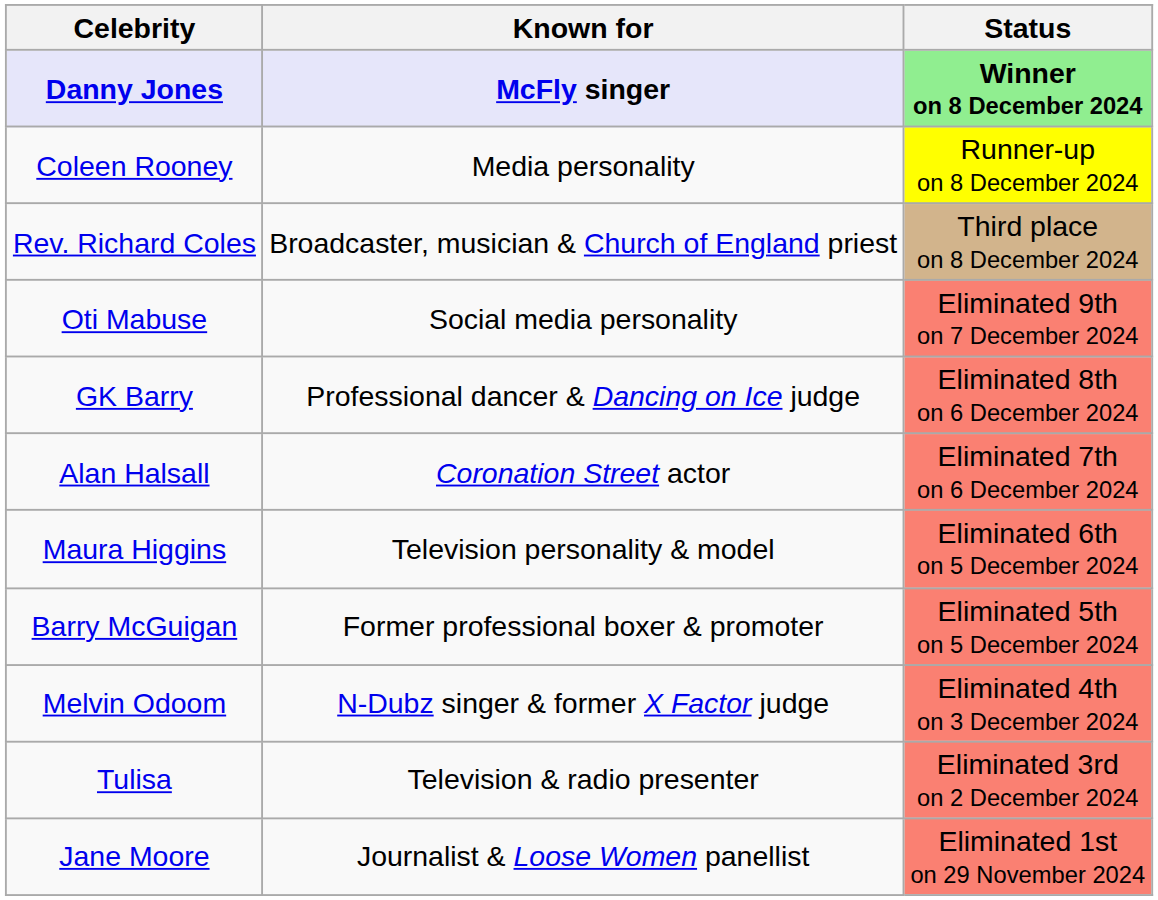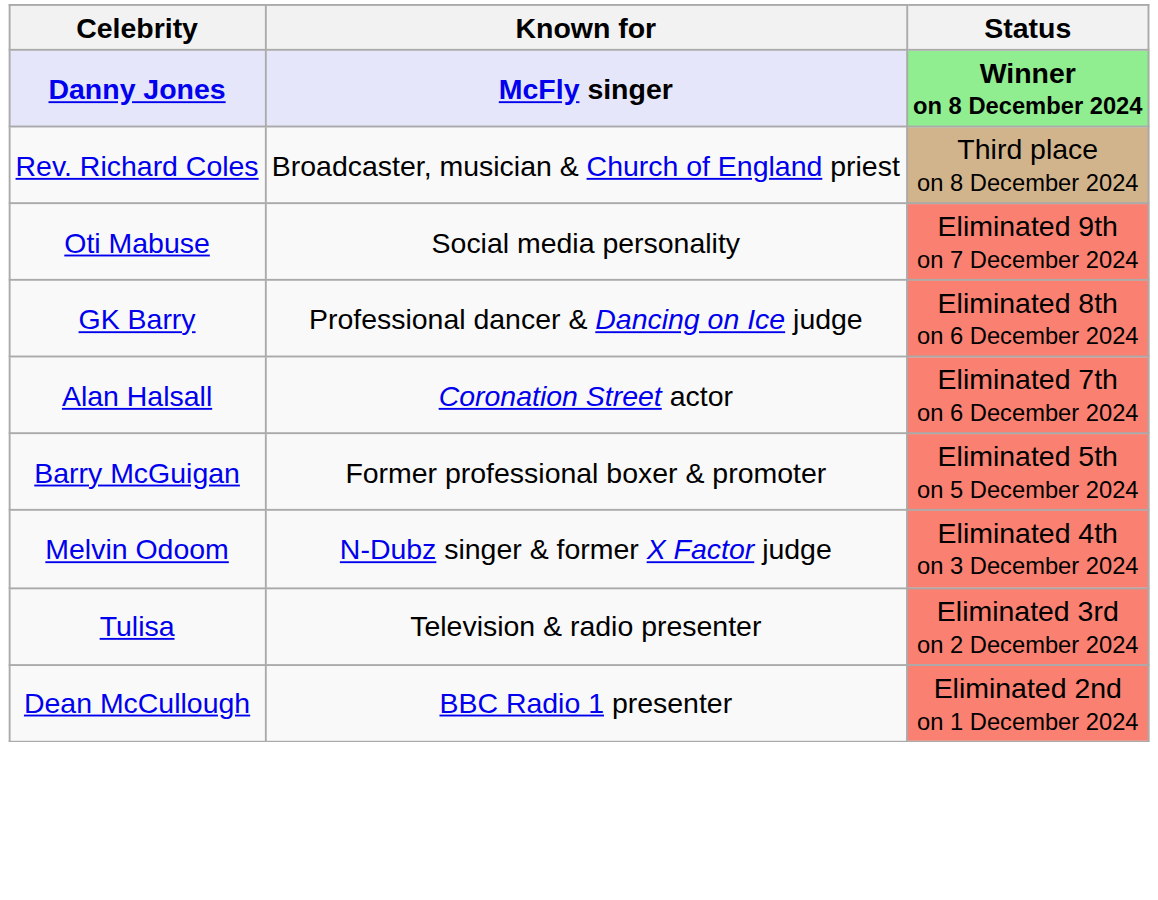- row: (134, 165)
- row: (134, 549)
+ row: (137, 703)
- row: (134, 856)
